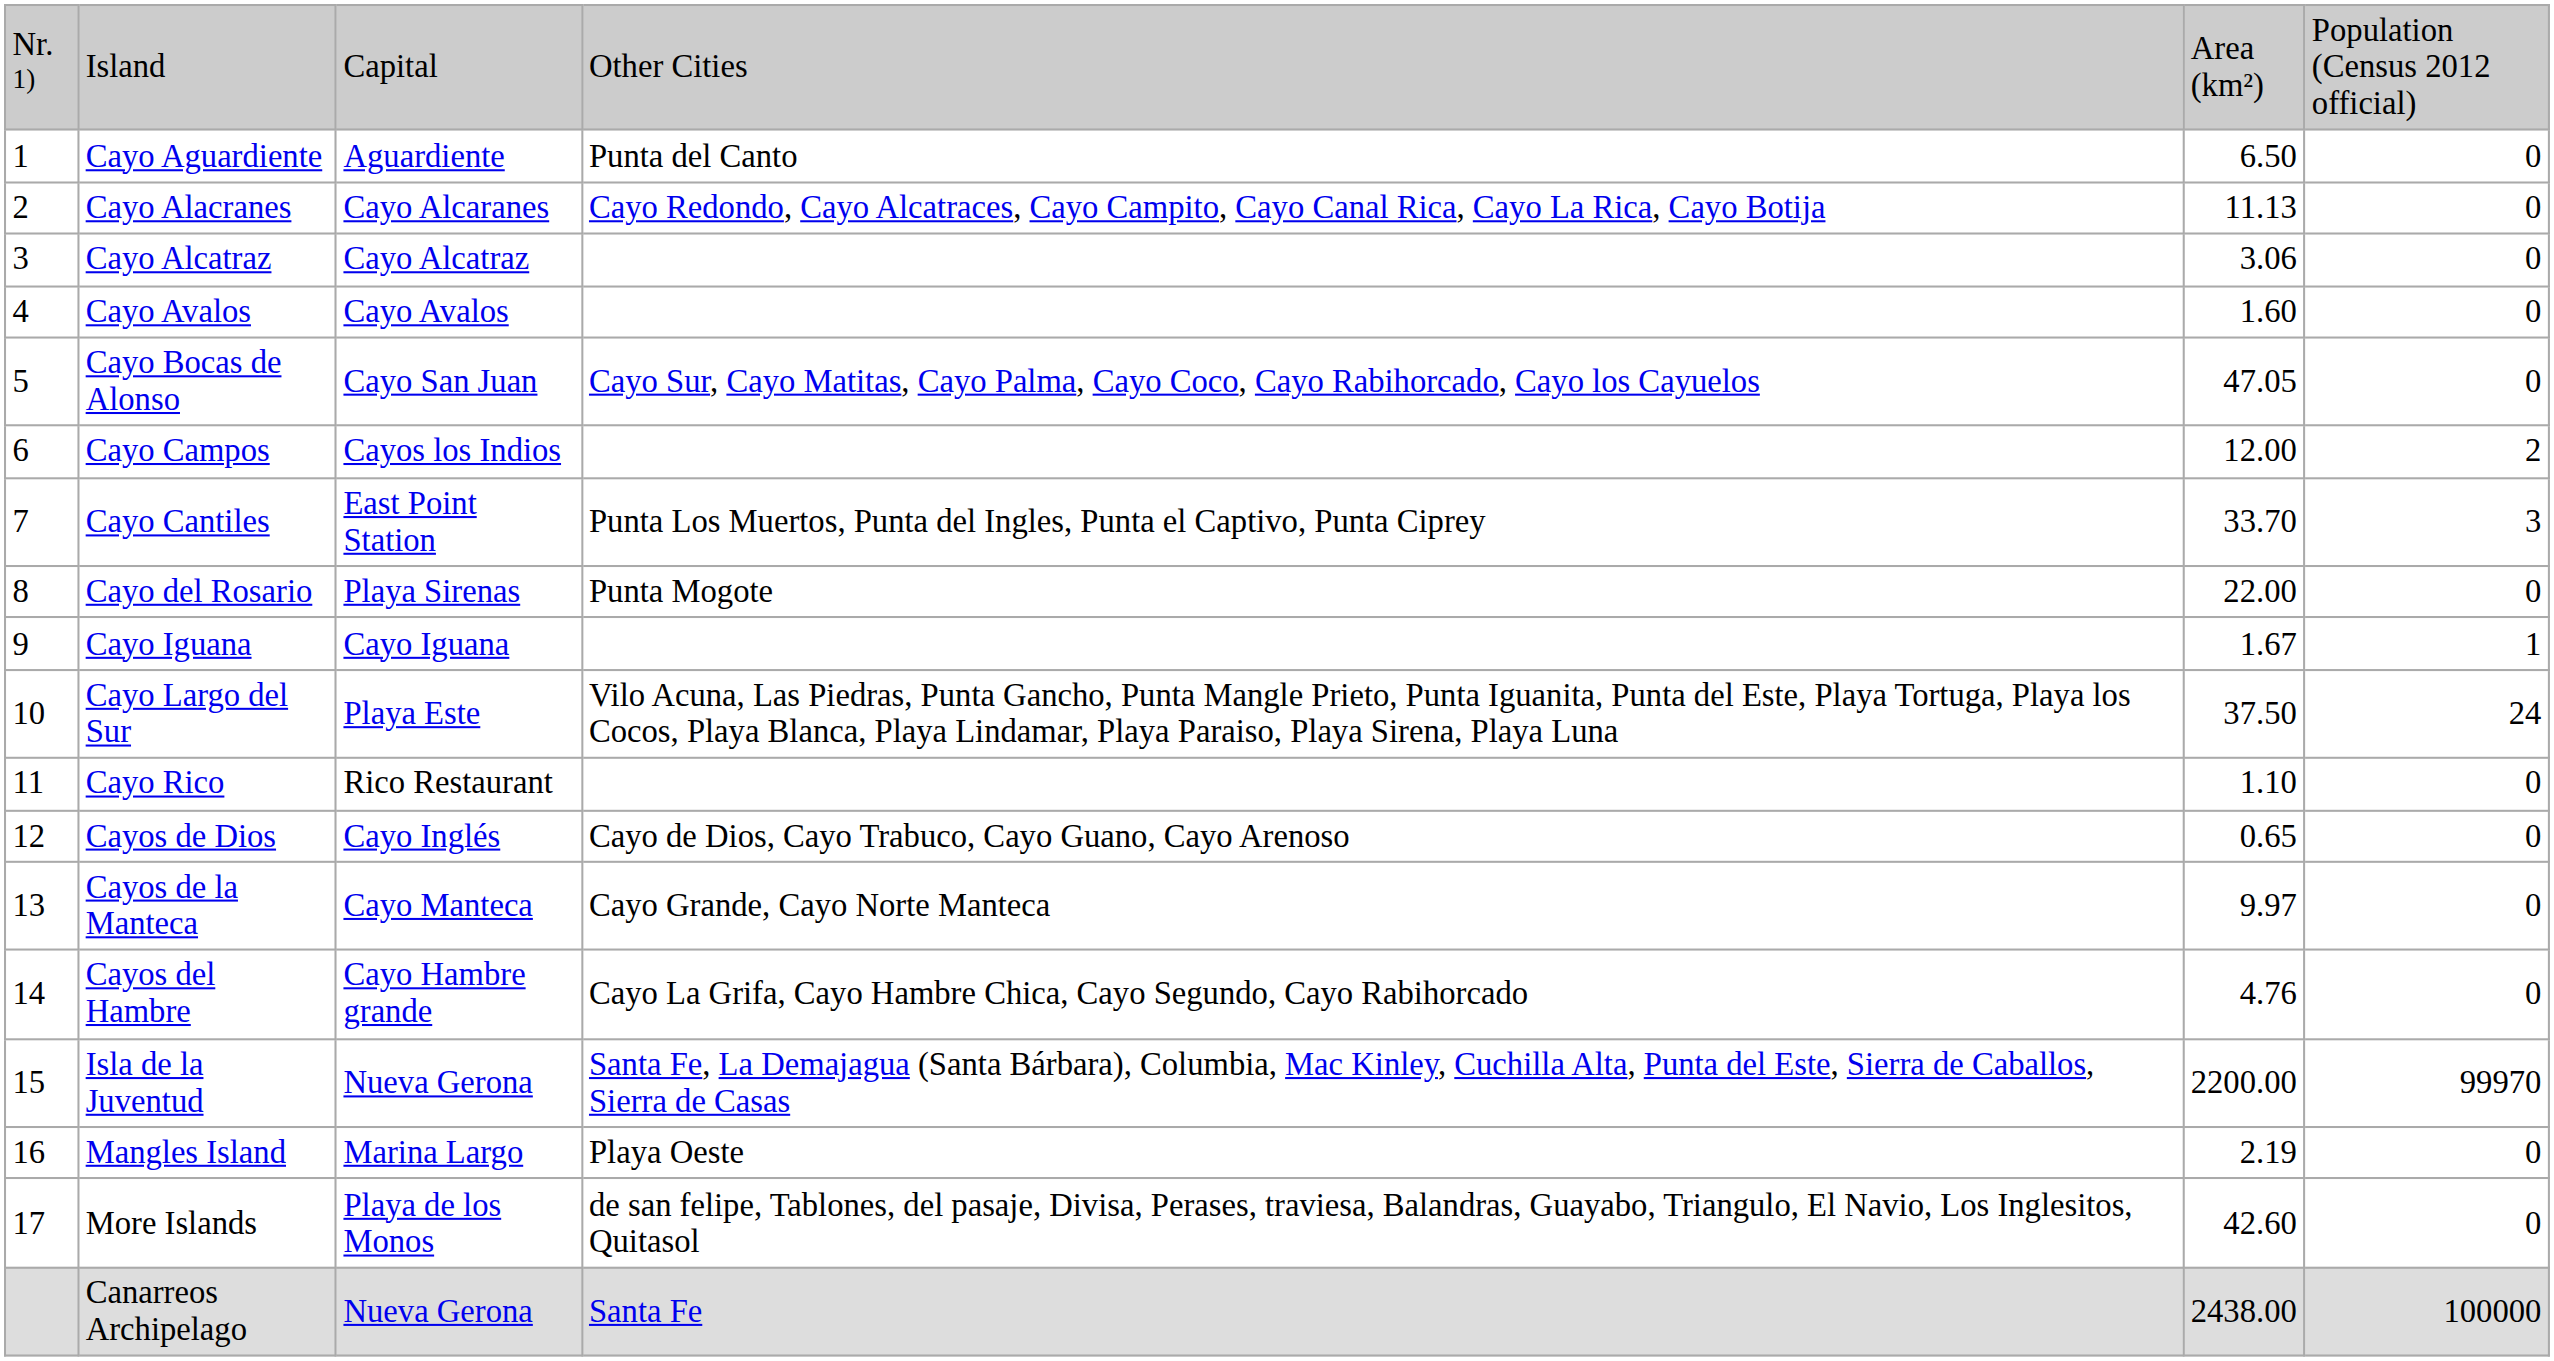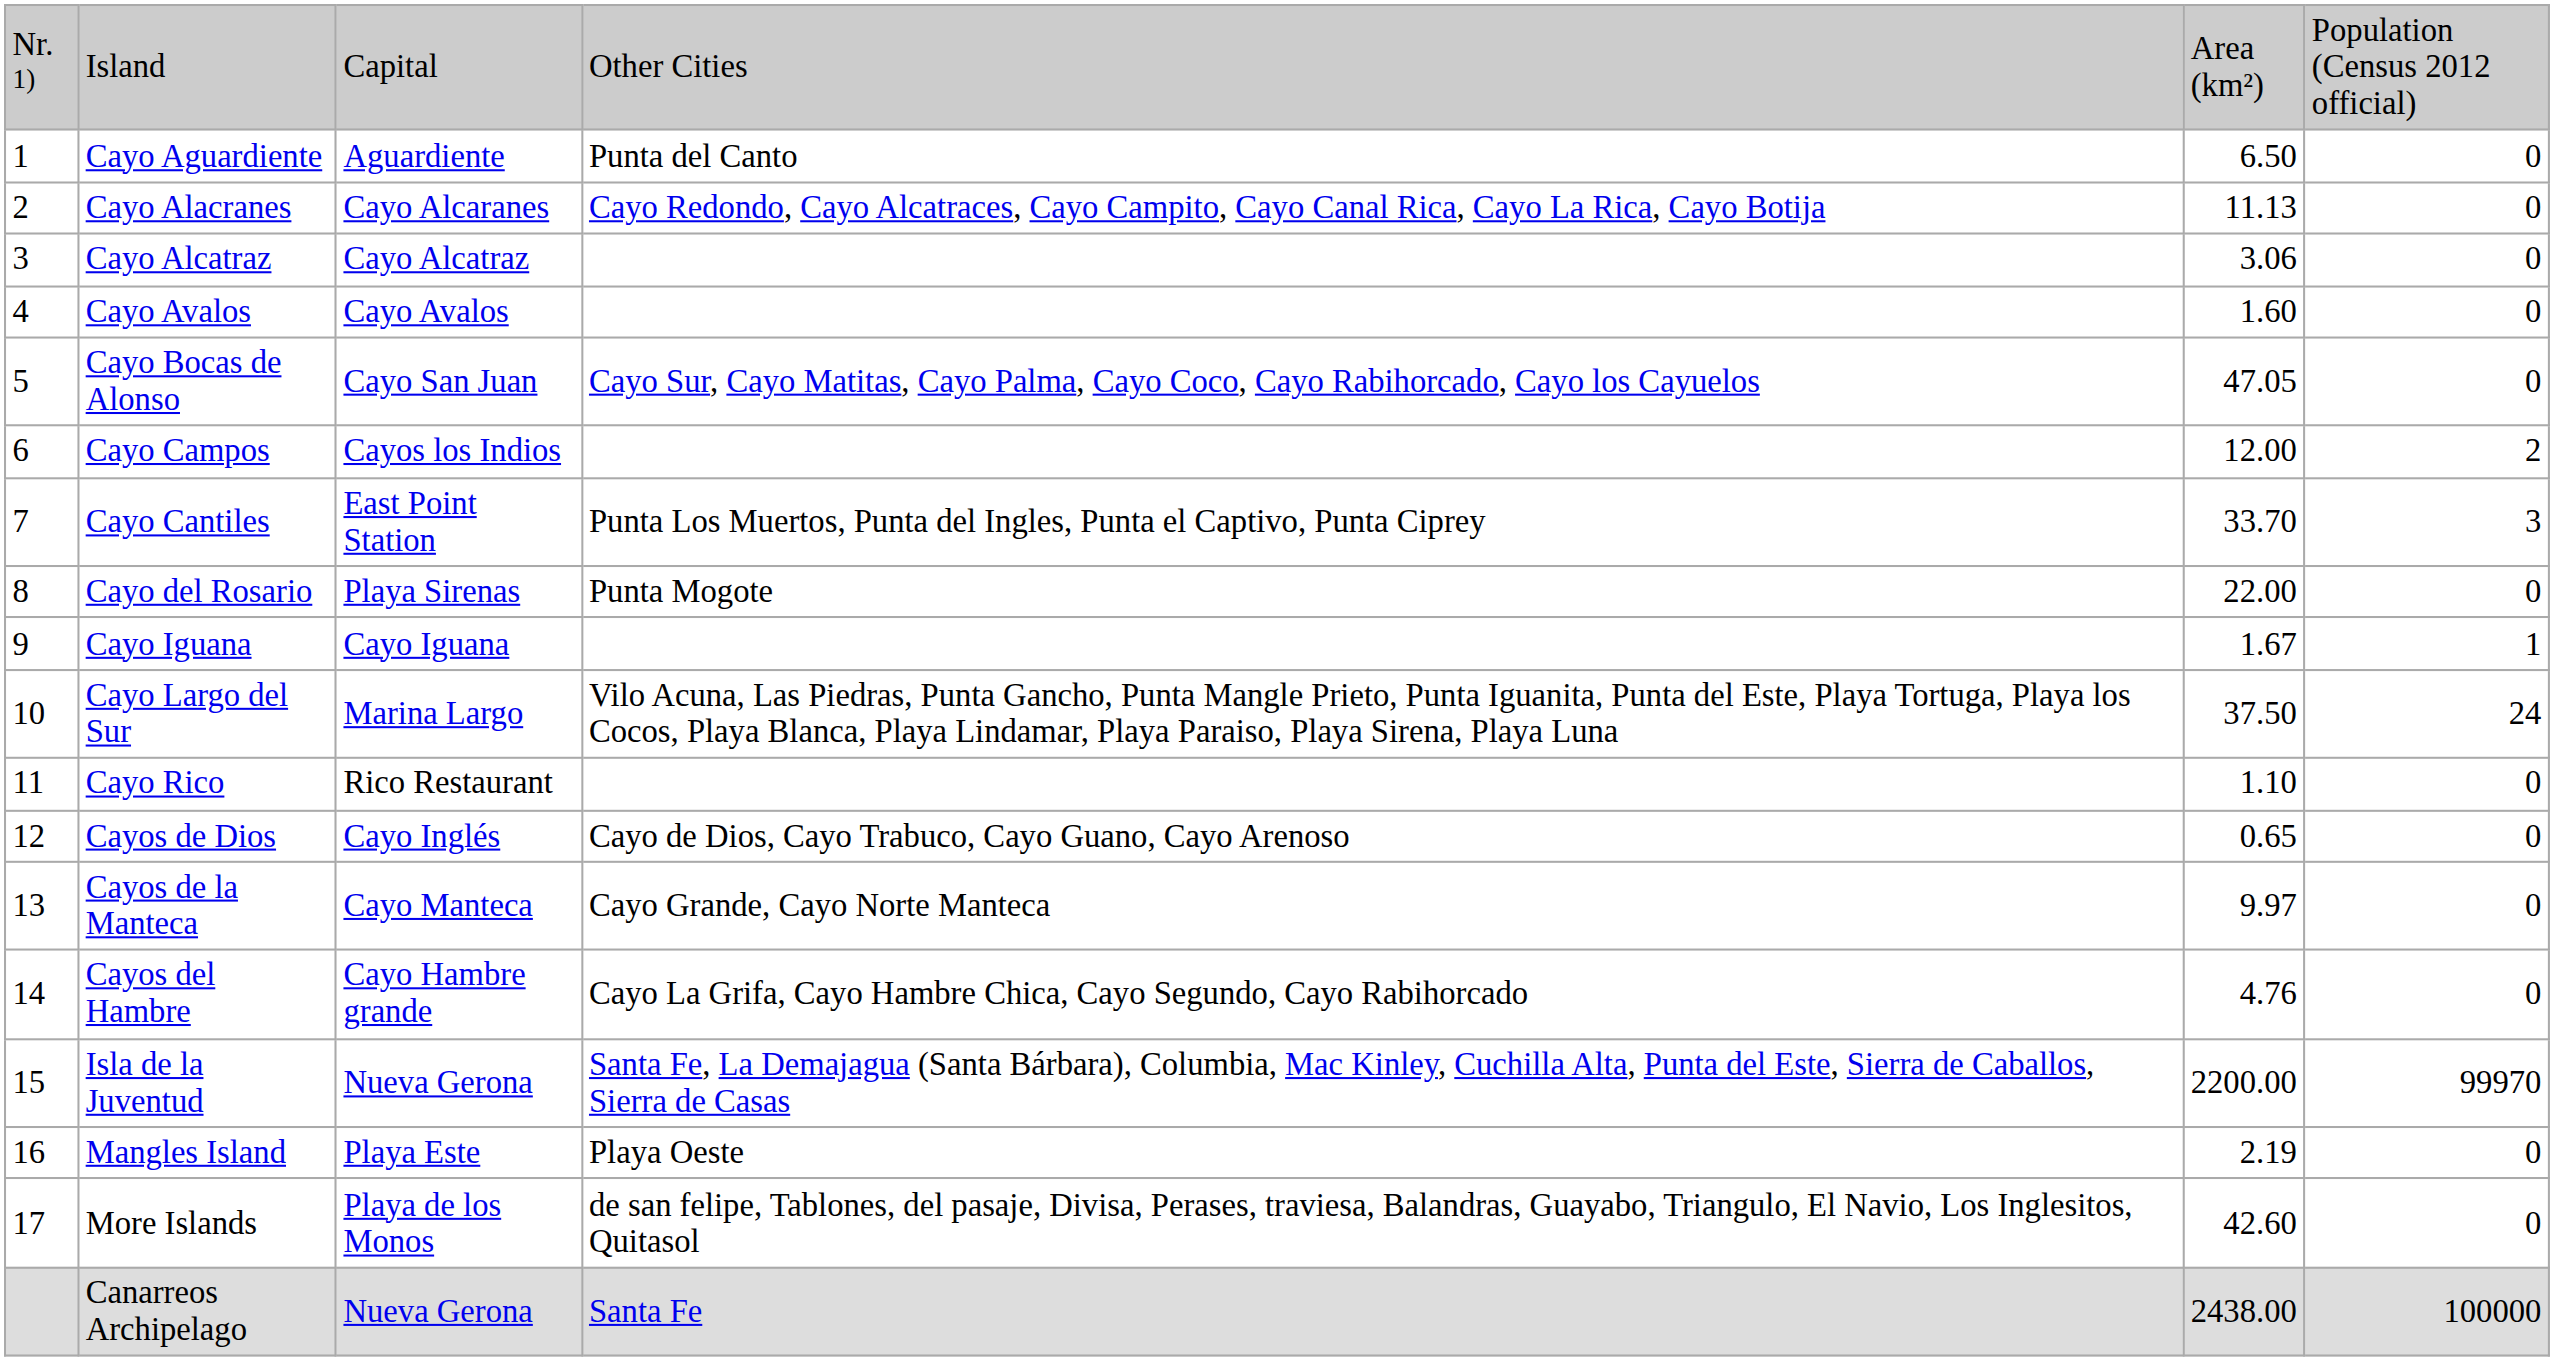(412, 713) Playa Este -> (433, 713) Marina Largo
(433, 1152) Marina Largo -> (412, 1152) Playa Este
